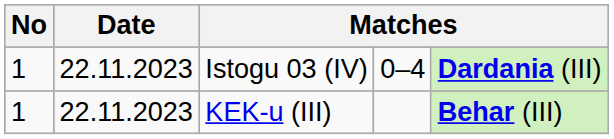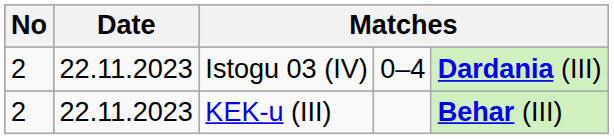(19, 68) 1 -> (19, 68) 2
(19, 111) 1 -> (19, 111) 2
